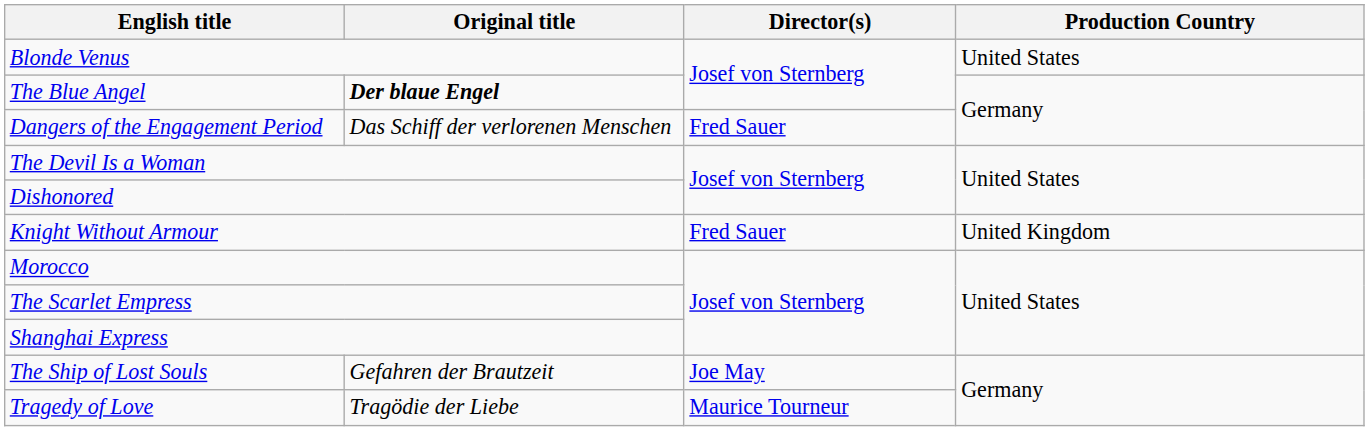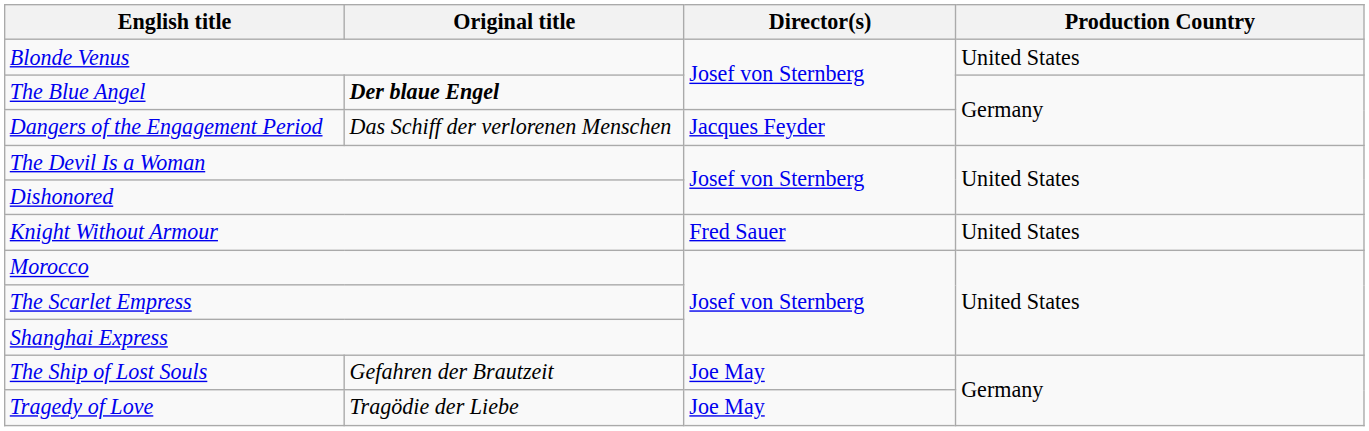(737, 127) Fred Sauer -> (757, 127) Jacques Feyder
(1036, 232) United Kingdom -> (1020, 232) United States
(769, 407) Maurice Tourneur -> (727, 407) Joe May
